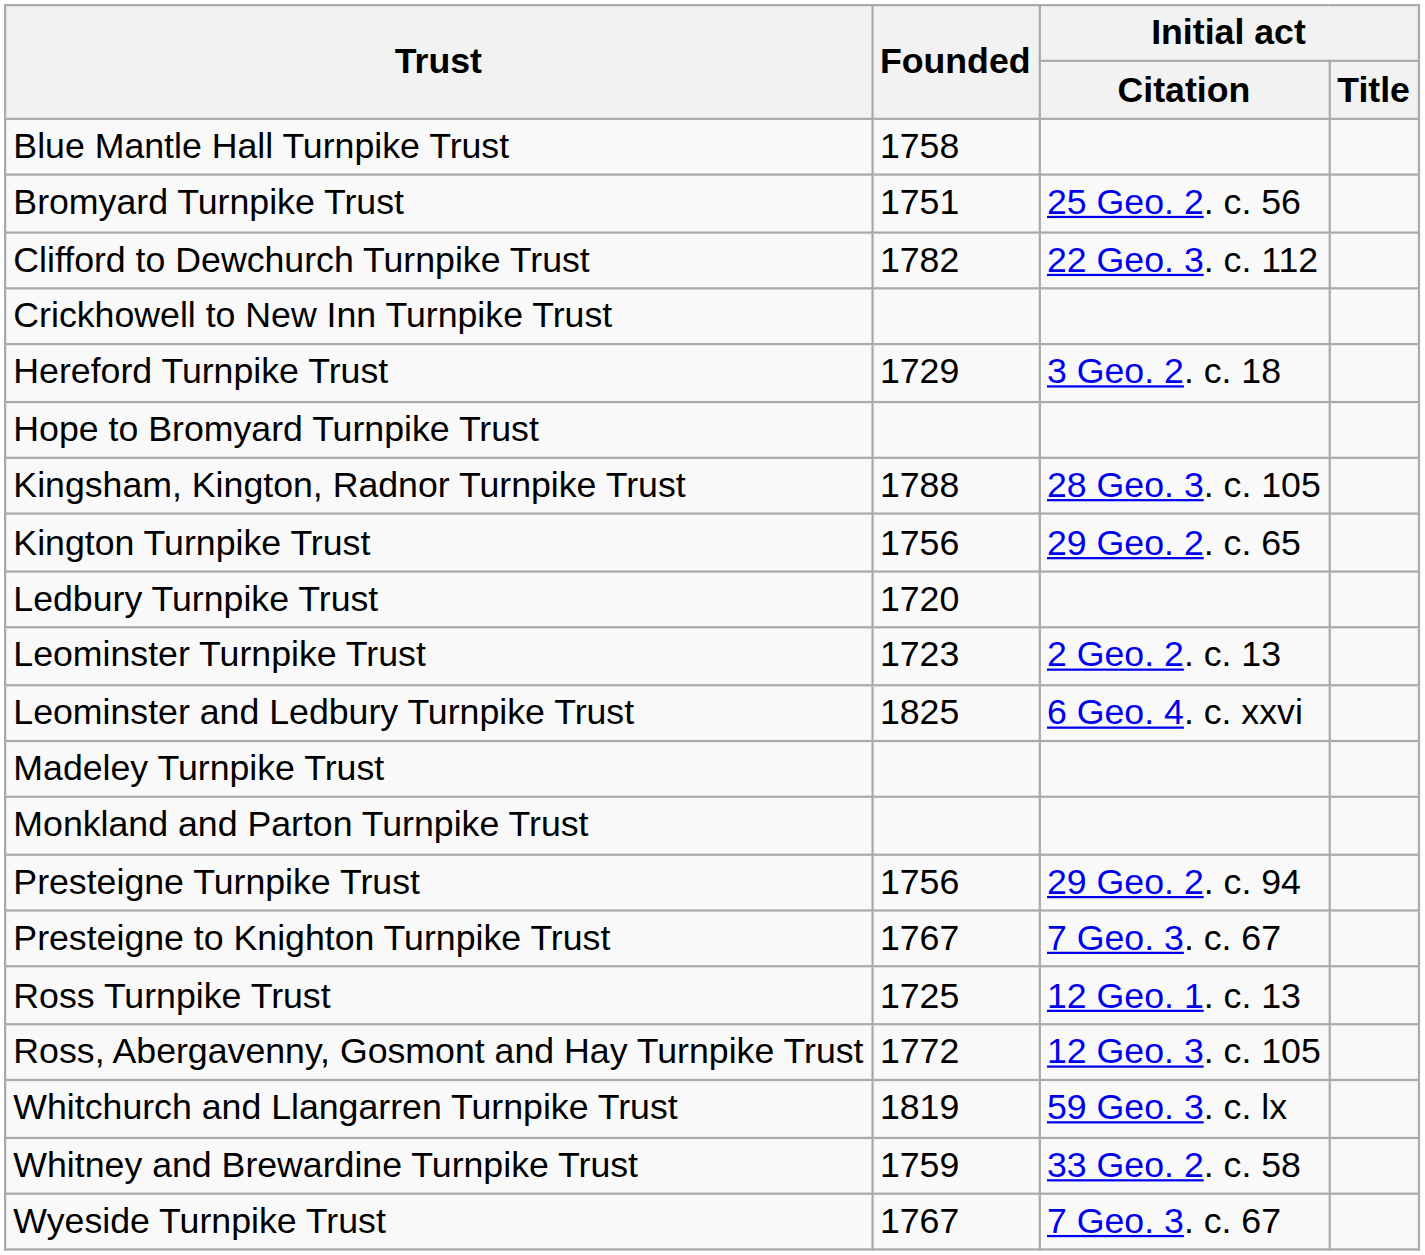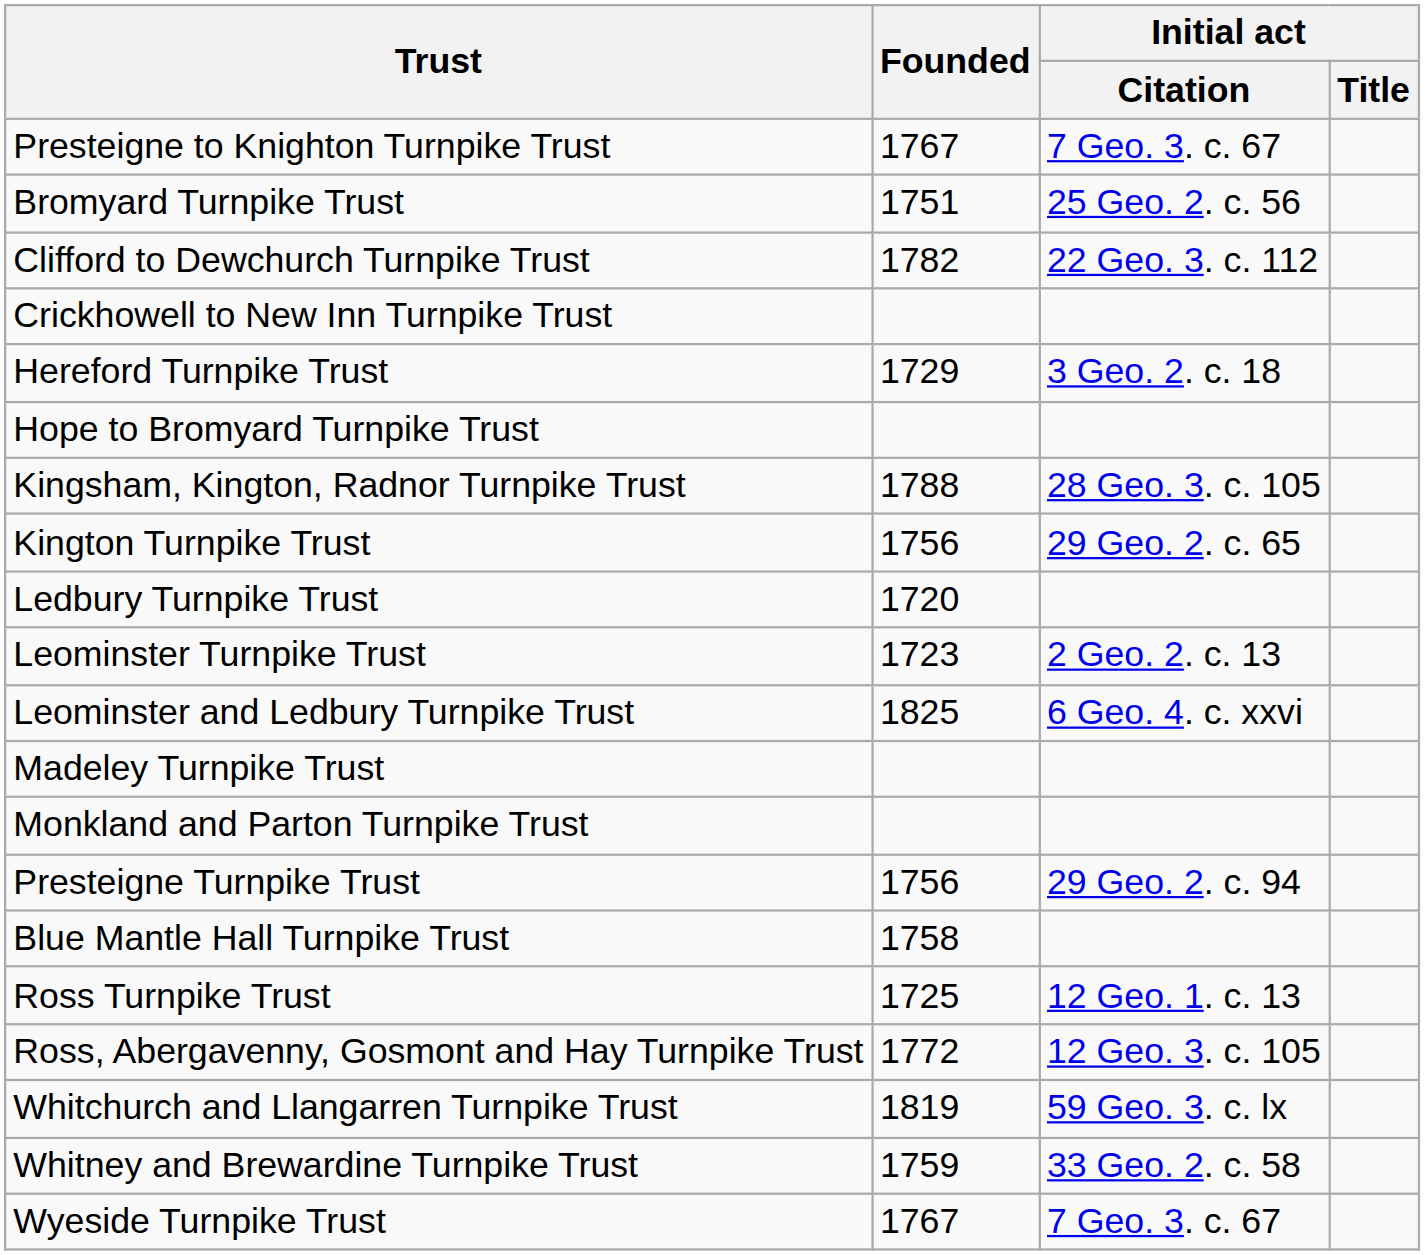rows swapped: (261, 145) <-> (312, 938)
